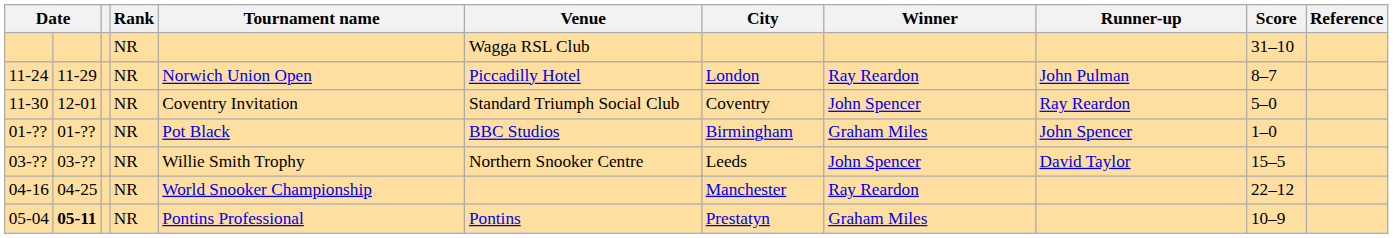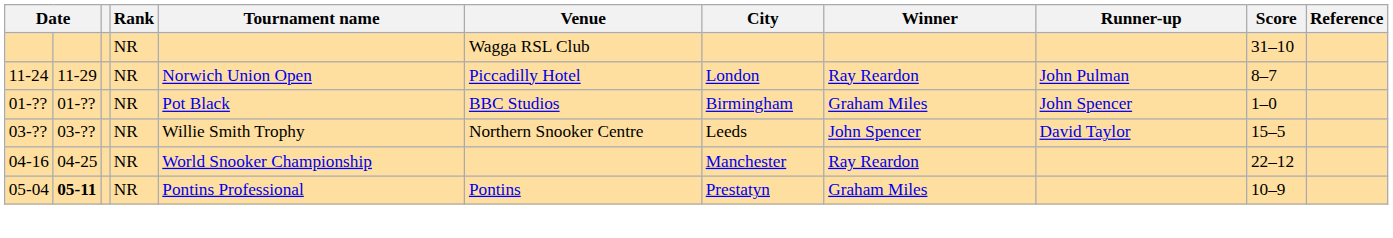- row: (29, 103)
